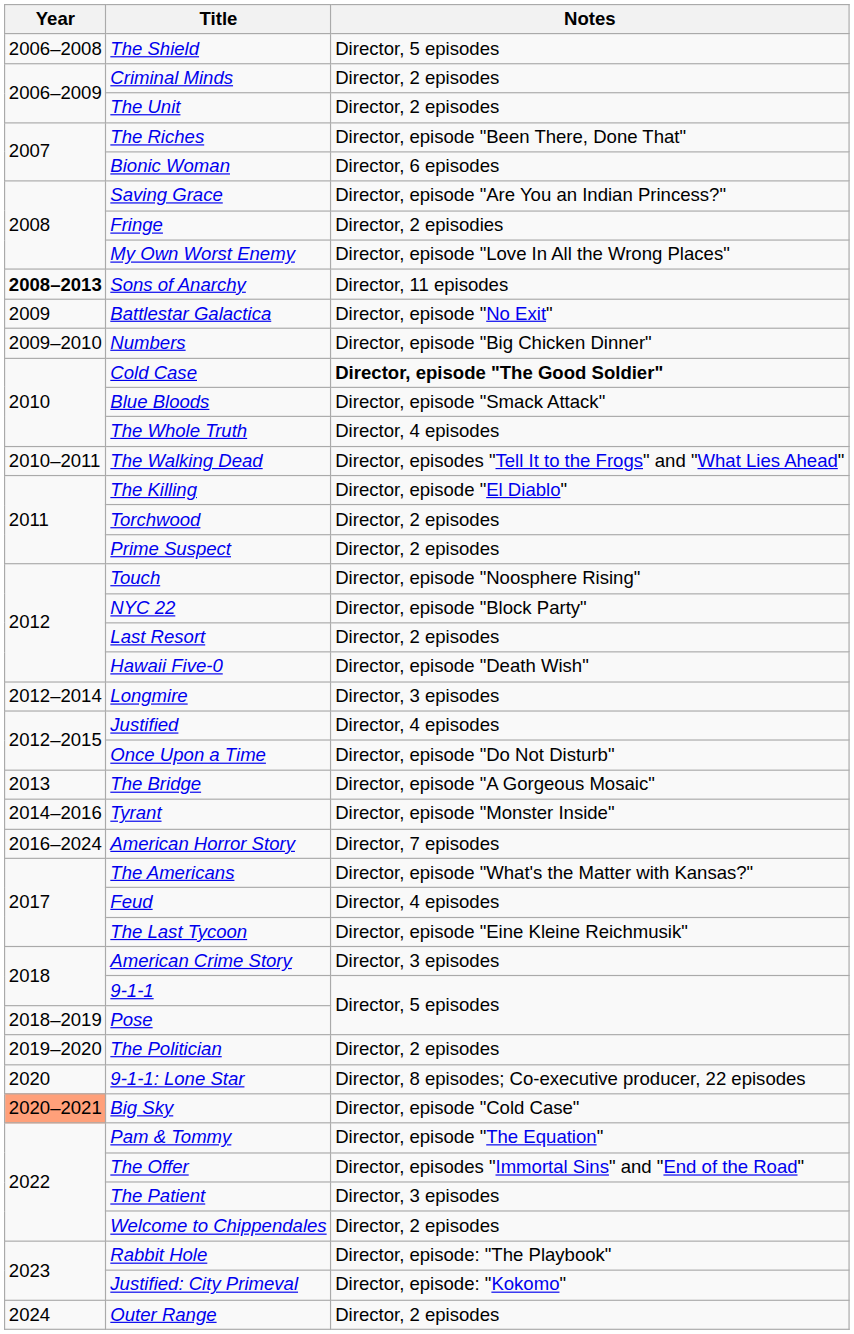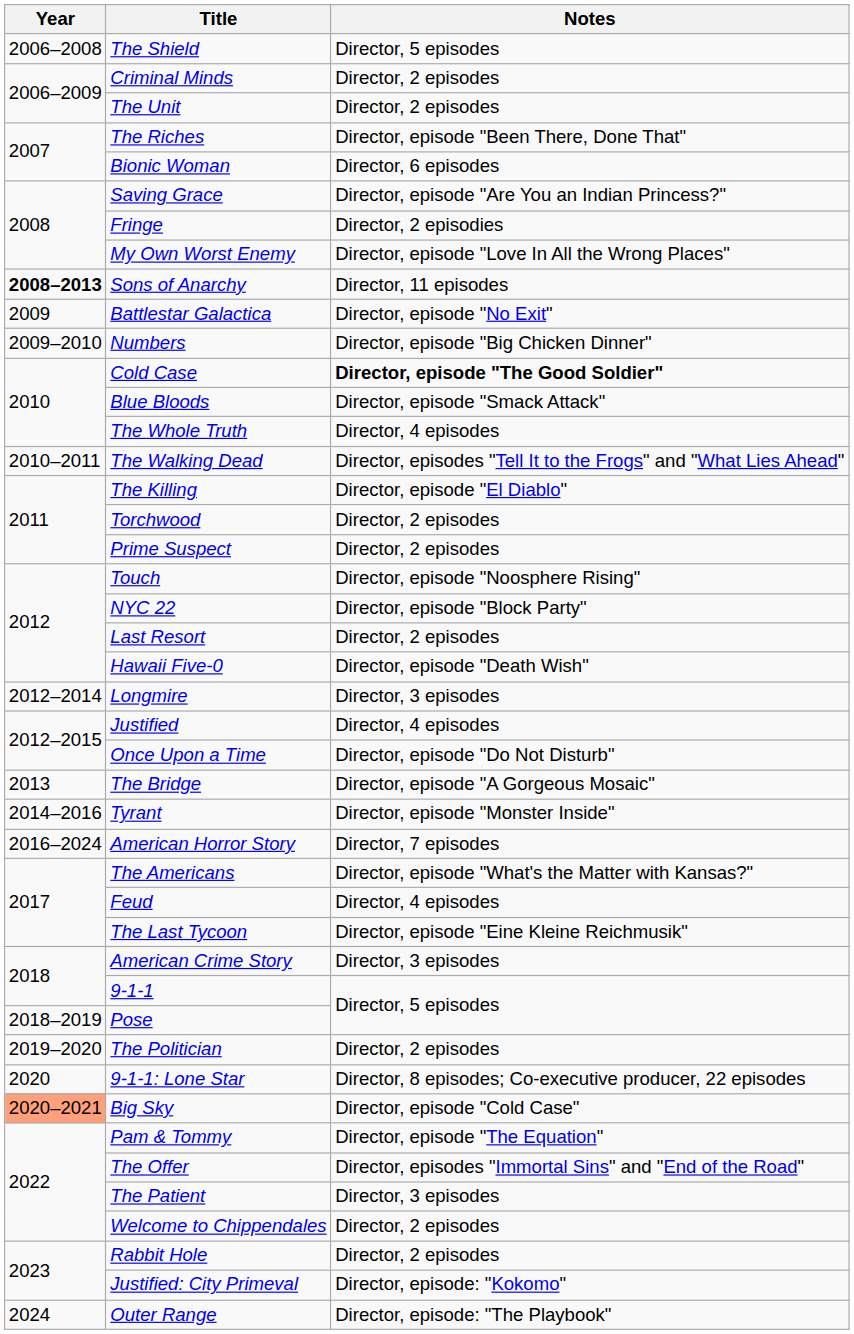(473, 1255) Director, episode: "The Playbook" -> (417, 1255) Director, 2 episodes
(417, 1314) Director, 2 episodes -> (473, 1314) Director, episode: "The Playbook"
